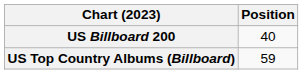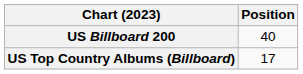(268, 58) 59 -> (268, 58) 17
